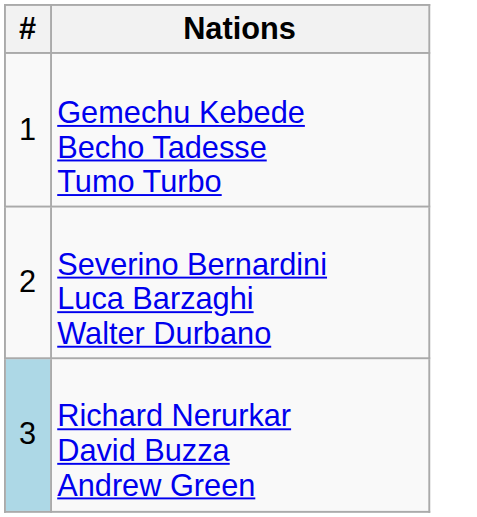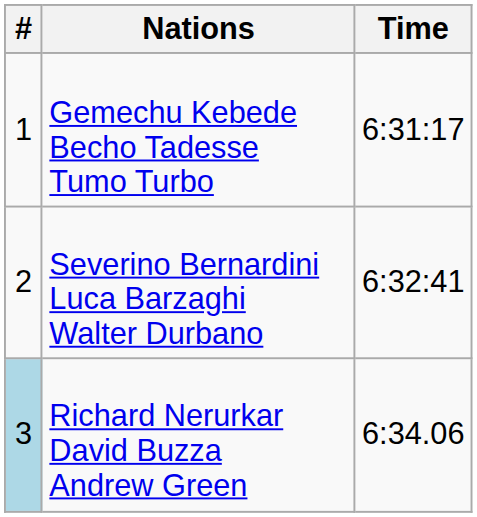+ column: (413, 28)
